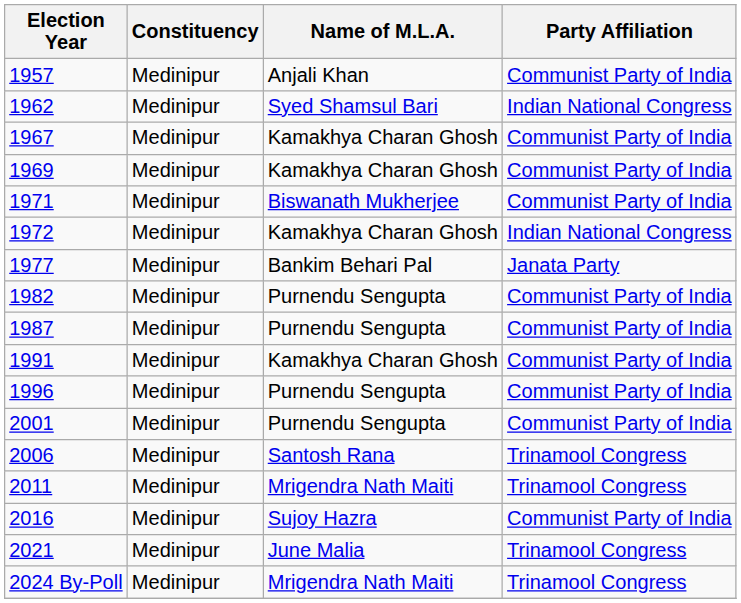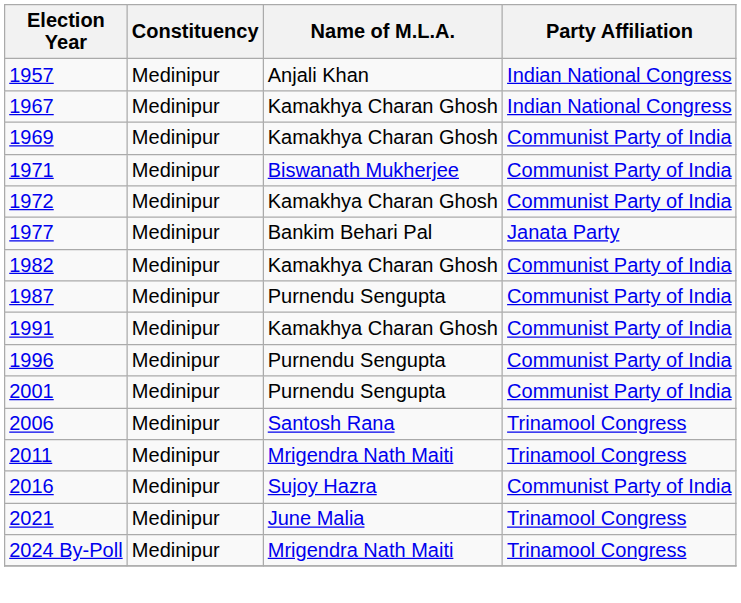(619, 74) Communist Party of India -> (619, 74) Indian National Congress
- row: (31, 106)
(619, 138) Communist Party of India -> (619, 106) Indian National Congress
(619, 233) Indian National Congress -> (619, 201) Communist Party of India
(357, 296) Purnendu Sengupta -> (383, 264) Kamakhya Charan Ghosh
